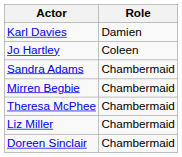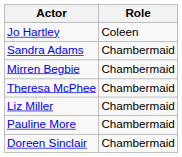- row: (37, 32)
+ row: (41, 124)
